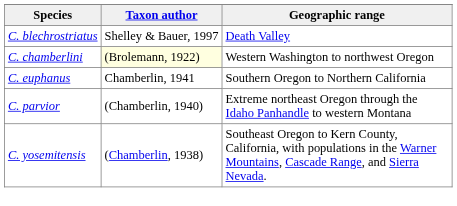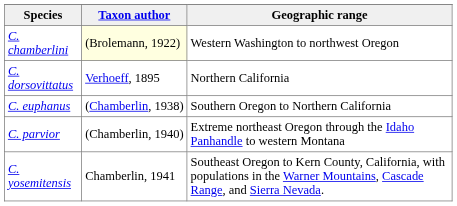- row: (53, 36)
+ row: (40, 78)
(150, 78) Chamberlin, 1941 -> (134, 106) (Chamberlin, 1938)
(154, 155) (Chamberlin, 1938) -> (130, 176) Chamberlin, 1941
